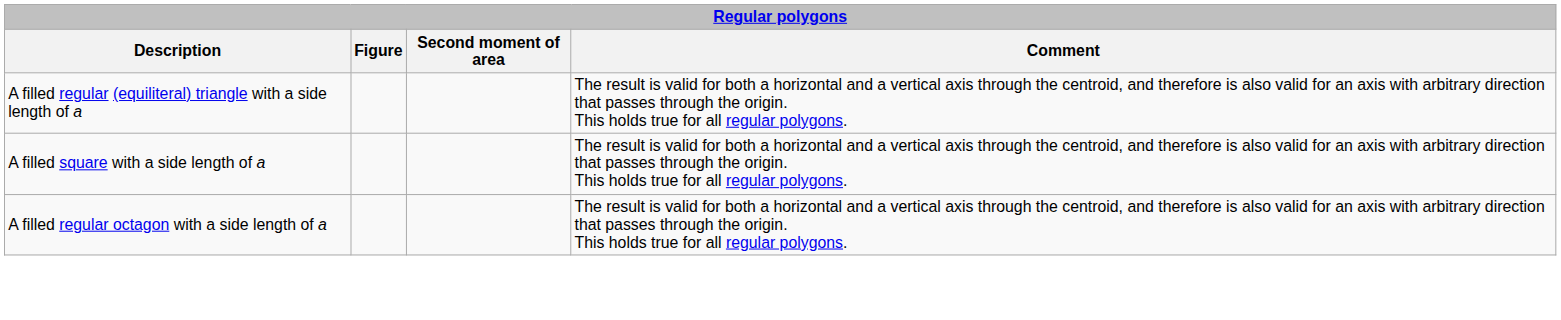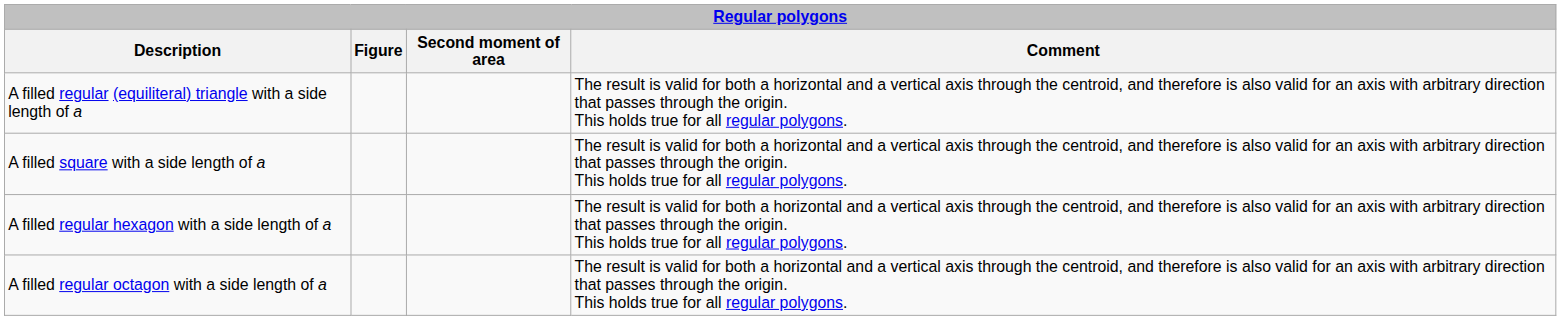+ row: (170, 224)
